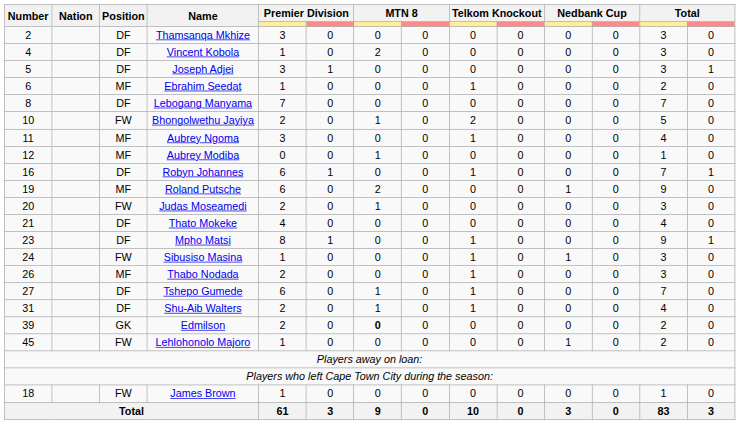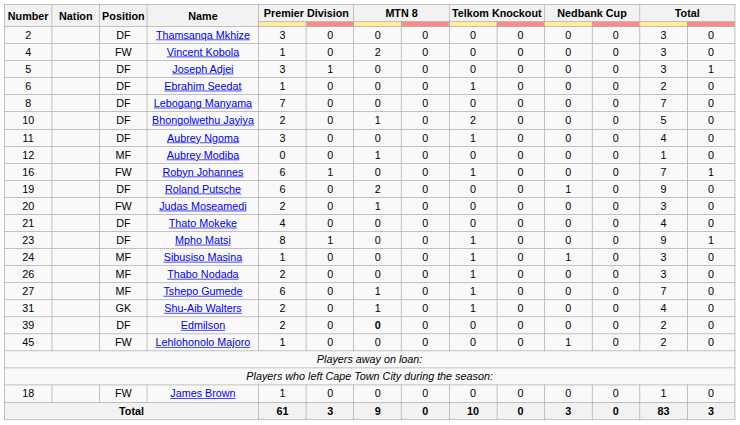(123, 52) DF -> (123, 52) FW
(123, 86) MF -> (123, 86) DF
(123, 121) FW -> (123, 121) DF
(123, 138) MF -> (123, 138) DF
(123, 172) DF -> (123, 172) FW
(123, 189) MF -> (123, 189) DF
(123, 257) FW -> (123, 257) MF
(123, 291) DF -> (123, 291) MF
(123, 309) DF -> (123, 309) GK
(123, 326) GK -> (123, 326) DF
